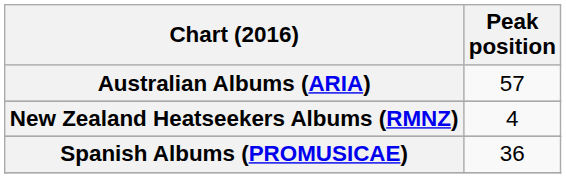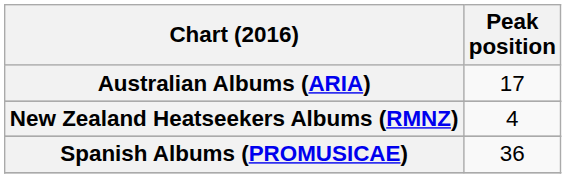(512, 82) 57 -> (512, 82) 17
